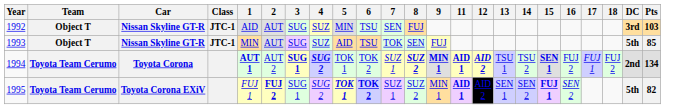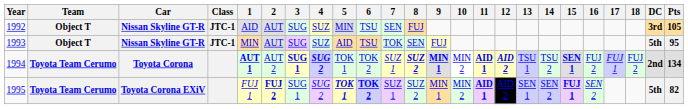+ column: (462, 11)
(652, 27) 103 -> (674, 27) 105
(652, 42) 85 -> (674, 42) 95
